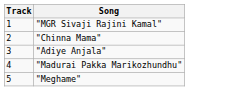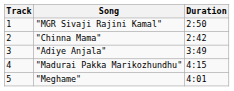+ column: (206, 11)
